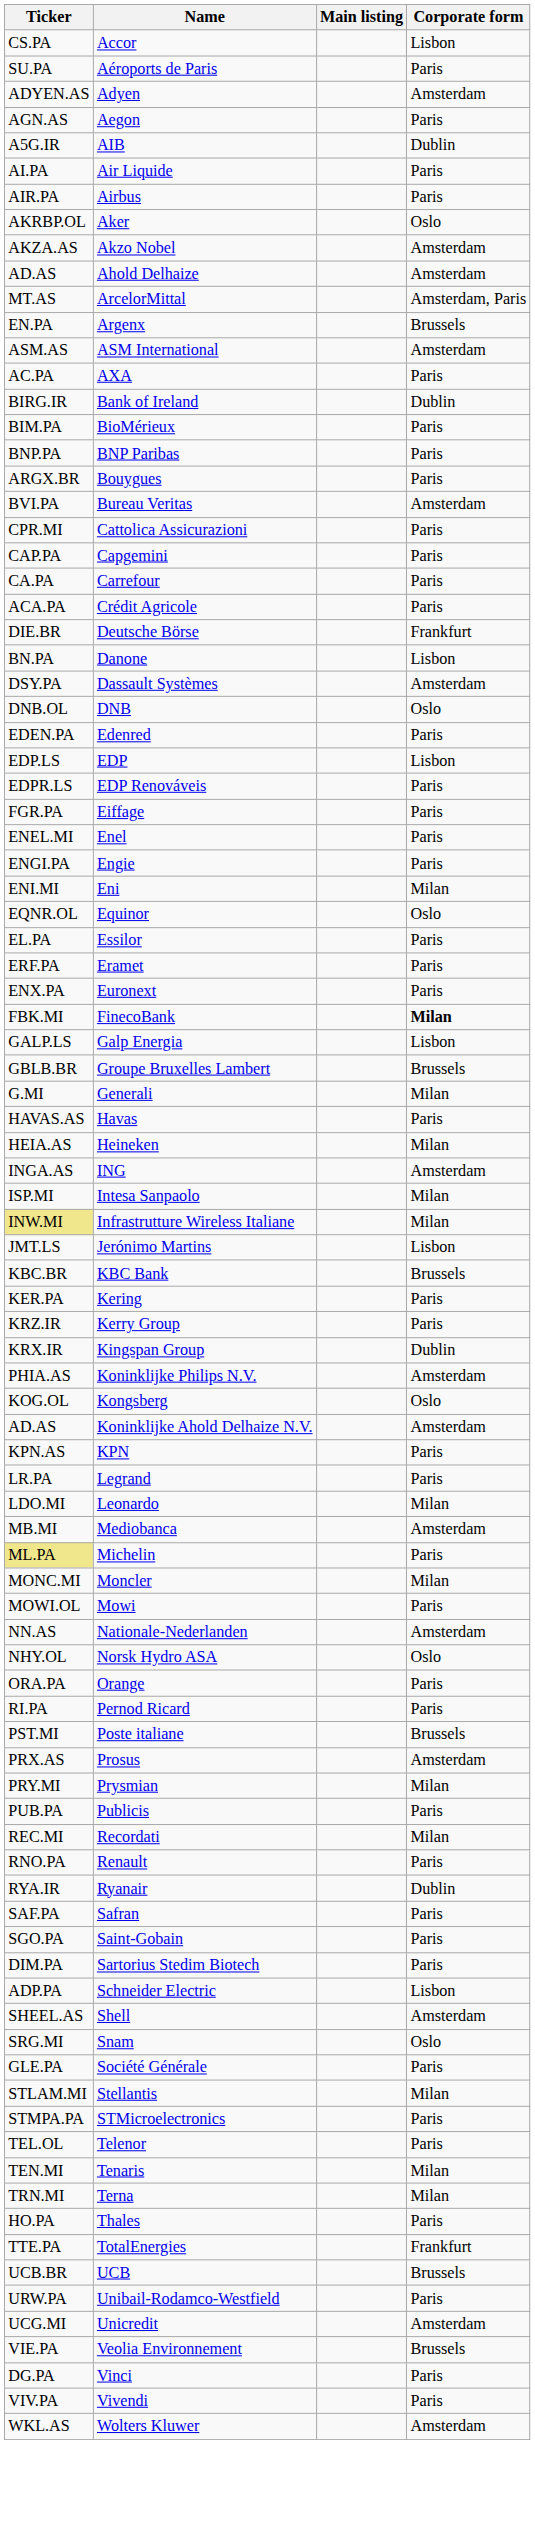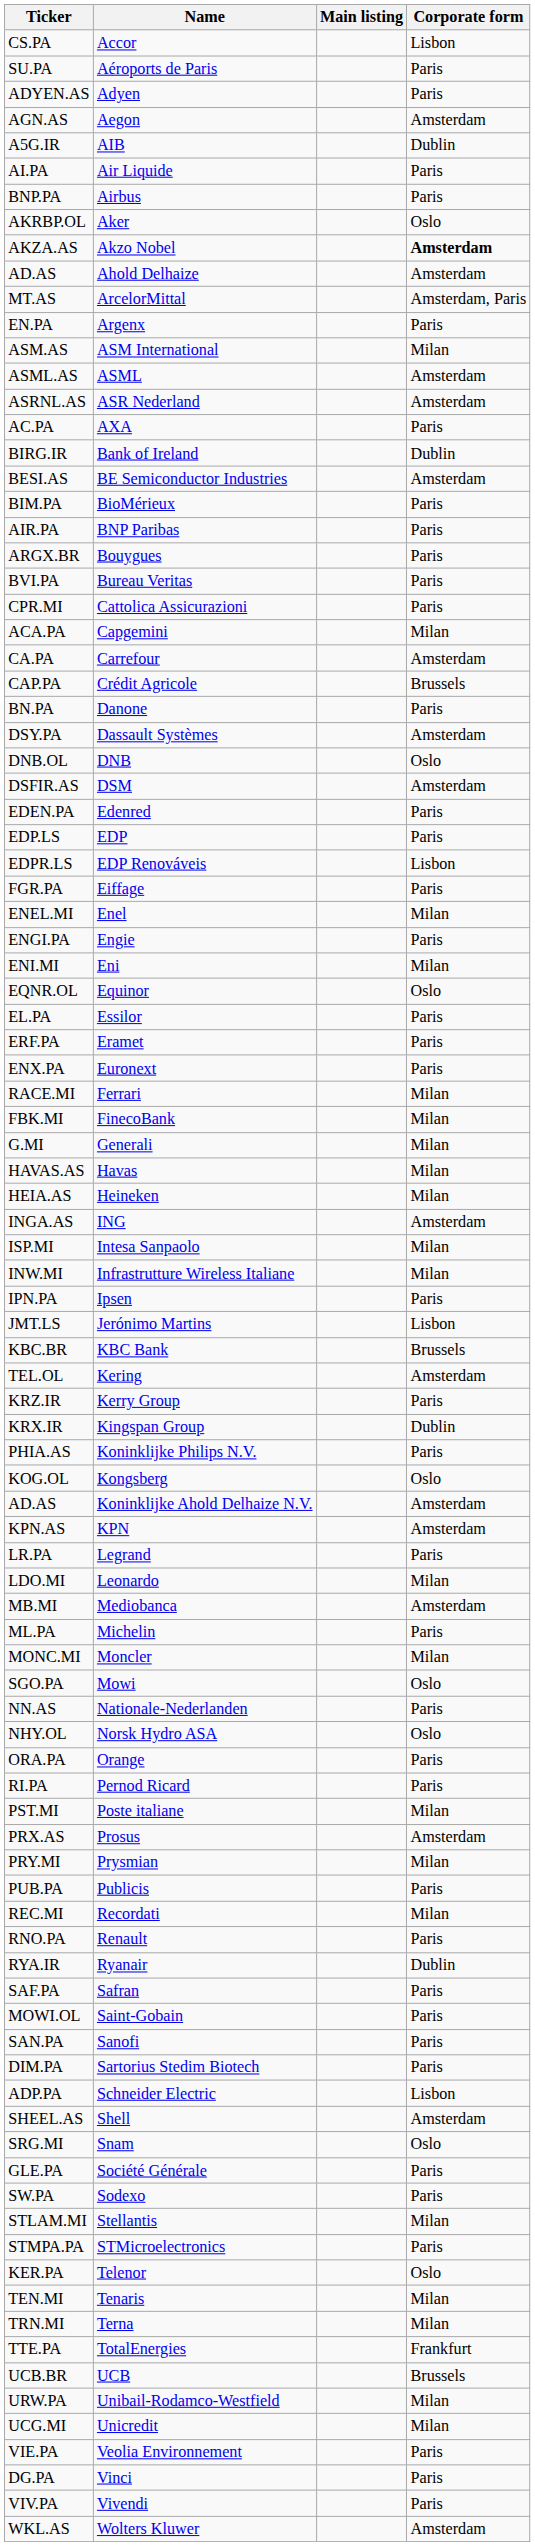(448, 94) Amsterdam -> (427, 94) Paris
(427, 119) Paris -> (448, 119) Amsterdam
(34, 196) AIR.PA -> (35, 196) BNP.PA
(448, 247) normal -> (451, 247) bold
(438, 324) Brussels -> (427, 324) Paris
(448, 350) Amsterdam -> (430, 350) Milan
+ row: (119, 376)
+ row: (148, 401)
+ row: (192, 478)
(35, 453) BNP.PA -> (34, 529) AIR.PA
(448, 504) Amsterdam -> (427, 581) Paris
(35, 555) CAP.PA -> (37, 632) ACA.PA
(427, 555) Paris -> (430, 632) Milan
(427, 581) Paris -> (448, 658) Amsterdam
(37, 606) ACA.PA -> (35, 683) CAP.PA
(427, 606) Paris -> (438, 683) Brussels
- row: (148, 632)
(433, 658) Lisbon -> (427, 709) Paris
+ row: (114, 786)
(433, 760) Lisbon -> (427, 837) Paris
(427, 786) Paris -> (433, 863) Lisbon
(427, 837) Paris -> (430, 914) Milan
+ row: (119, 1093)
(431, 1016) bold -> (430, 1119) normal
- row: (140, 1042)
- row: (184, 1068)
(427, 1119) Paris -> (430, 1170) Milan
(36, 1221) khaki background -> (36, 1273) no background
+ row: (114, 1298)
(36, 1298) KER.PA -> (36, 1375) TEL.OL
(427, 1298) Paris -> (448, 1375) Amsterdam
(448, 1375) Amsterdam -> (427, 1452) Paris
(427, 1452) Paris -> (448, 1529) Amsterdam
(32, 1555) khaki background -> (32, 1631) no background
(44, 1606) MOWI.OL -> (36, 1683) SGO.PA
(427, 1606) Paris -> (426, 1683) Oslo
(448, 1631) Amsterdam -> (427, 1708) Paris
(438, 1734) Brussels -> (430, 1811) Milan
(36, 1939) SGO.PA -> (44, 2016) MOWI.OL
+ row: (118, 2041)
+ row: (121, 2195)
(36, 2144) TEL.OL -> (36, 2272) KER.PA
(427, 2144) Paris -> (426, 2272) Oslo
- row: (118, 2221)
(427, 2298) Paris -> (430, 2400) Milan
(448, 2323) Amsterdam -> (430, 2426) Milan
(438, 2349) Brussels -> (427, 2452) Paris
